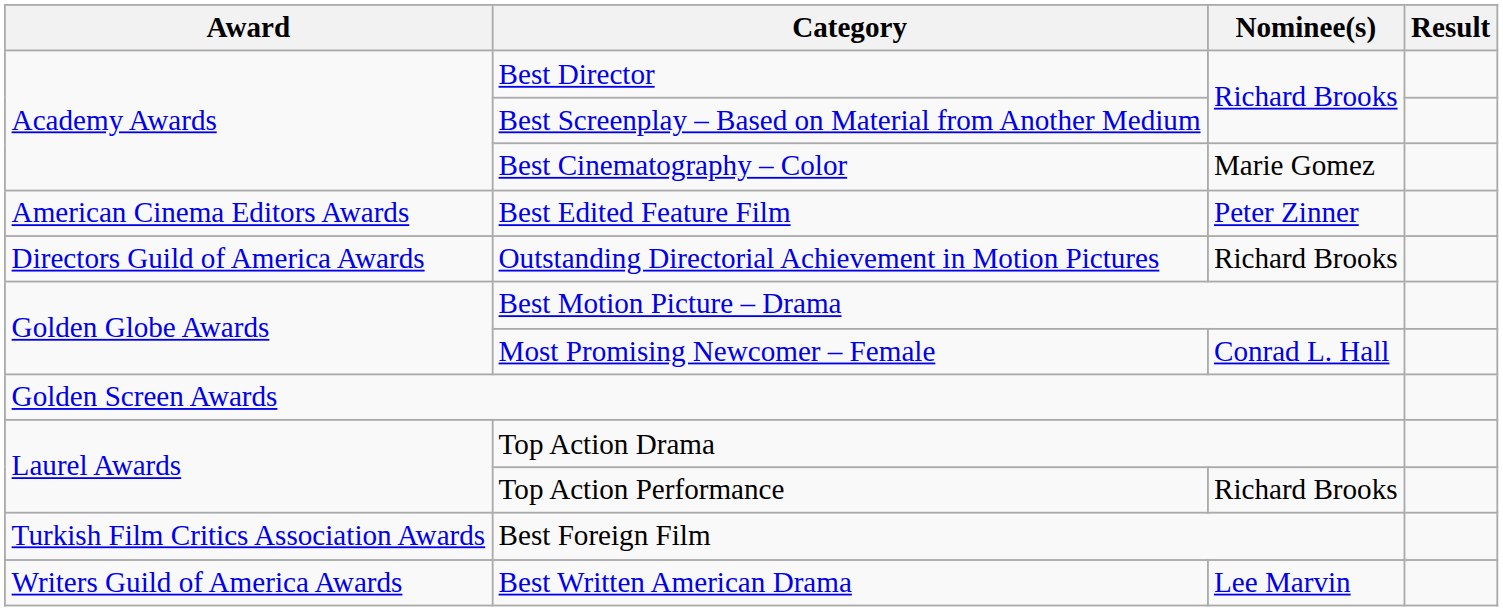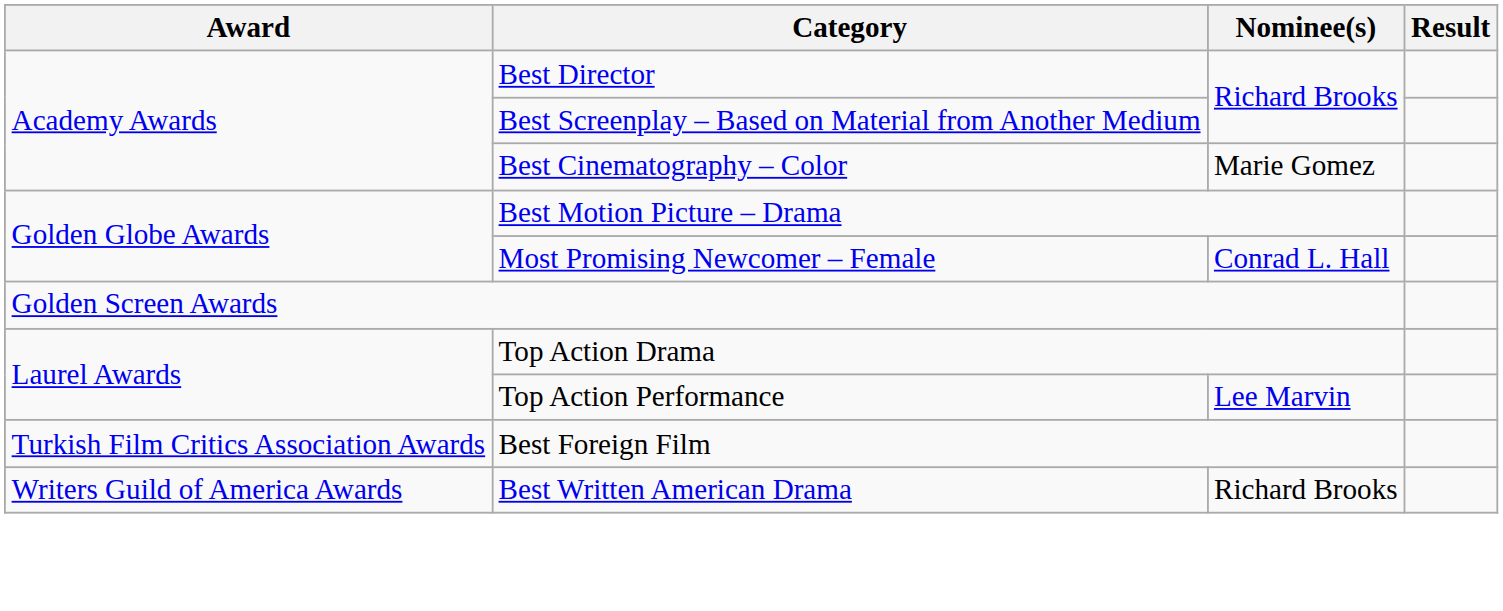- row: (645, 212)
- row: (829, 258)
(1306, 489) Richard Brooks -> (1282, 397) Lee Marvin
(1282, 581) Lee Marvin -> (1306, 489) Richard Brooks
